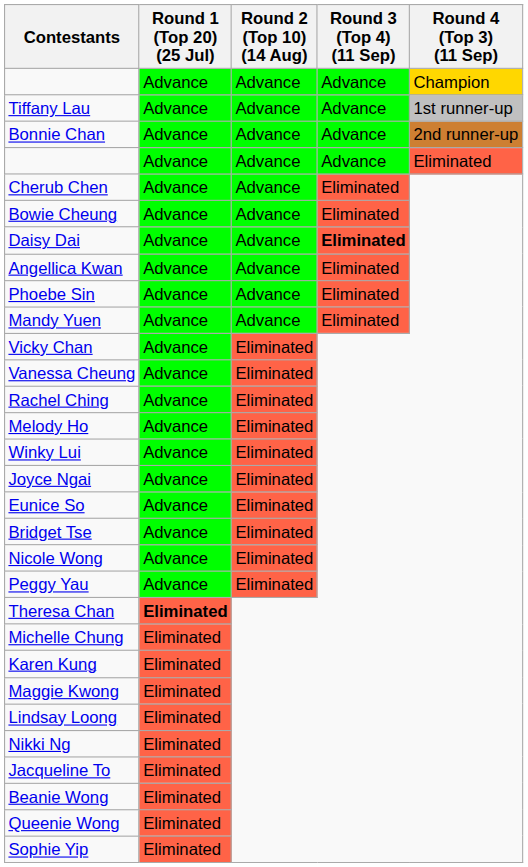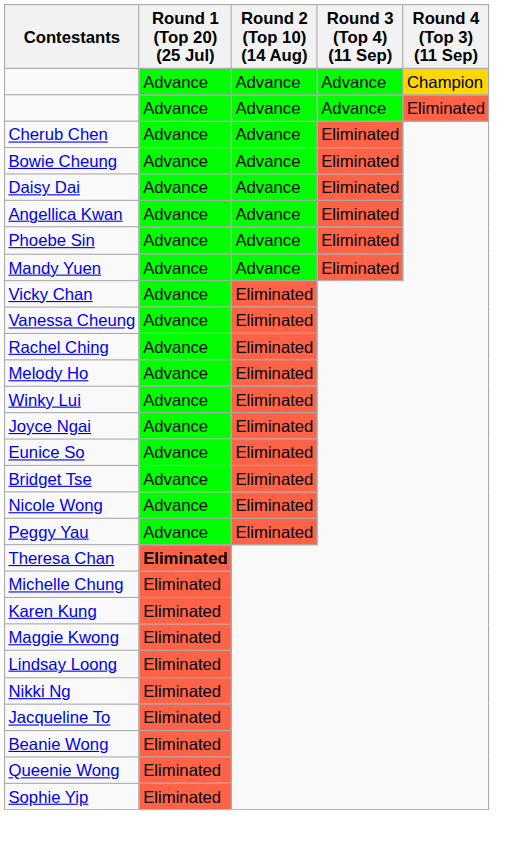- row: (49, 108)
- row: (57, 135)
(363, 241) bold -> (360, 188) normal
